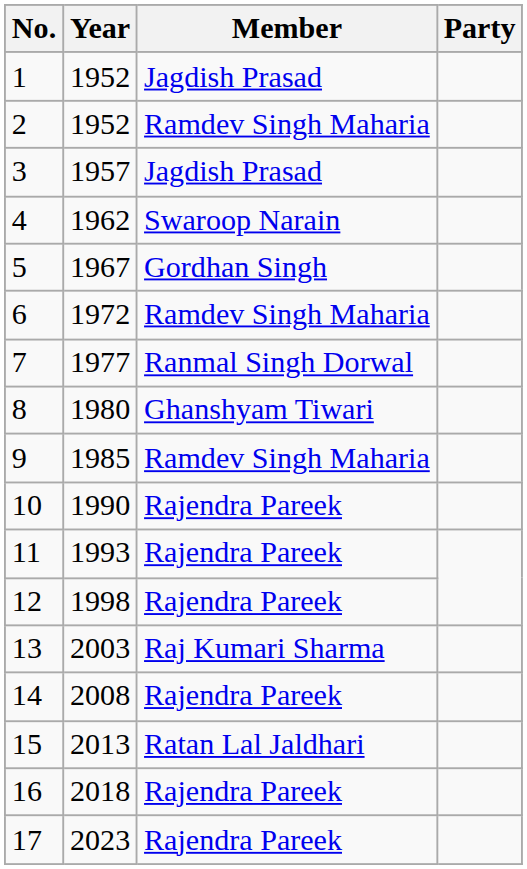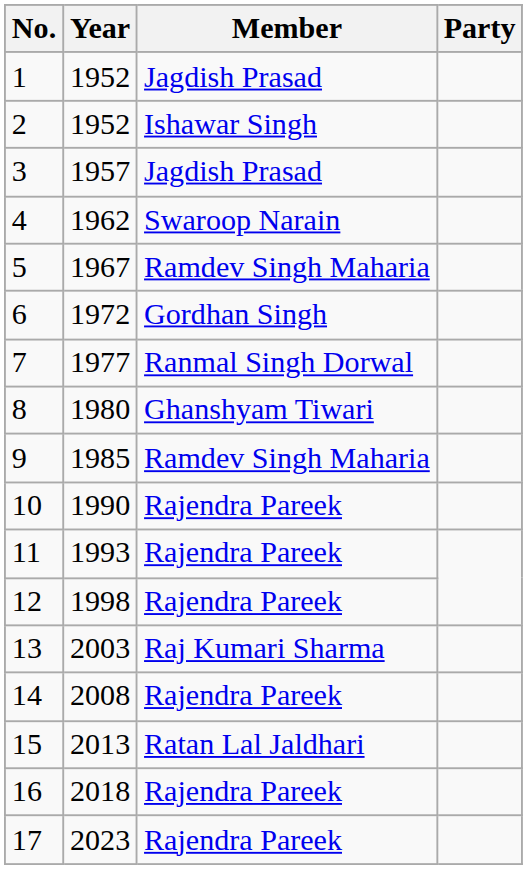(287, 123) Ramdev Singh Maharia -> (231, 123) Ishawar Singh
(236, 266) Gordhan Singh -> (287, 266) Ramdev Singh Maharia
(287, 314) Ramdev Singh Maharia -> (236, 314) Gordhan Singh
